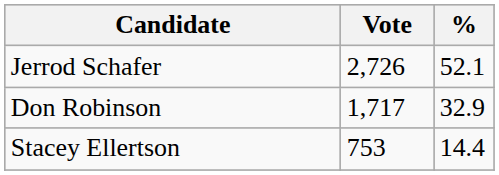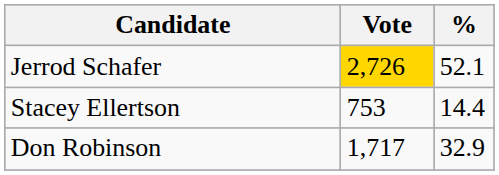(376, 66) no background -> (376, 66) gold background
rows swapped: (86, 107) <-> (95, 148)
